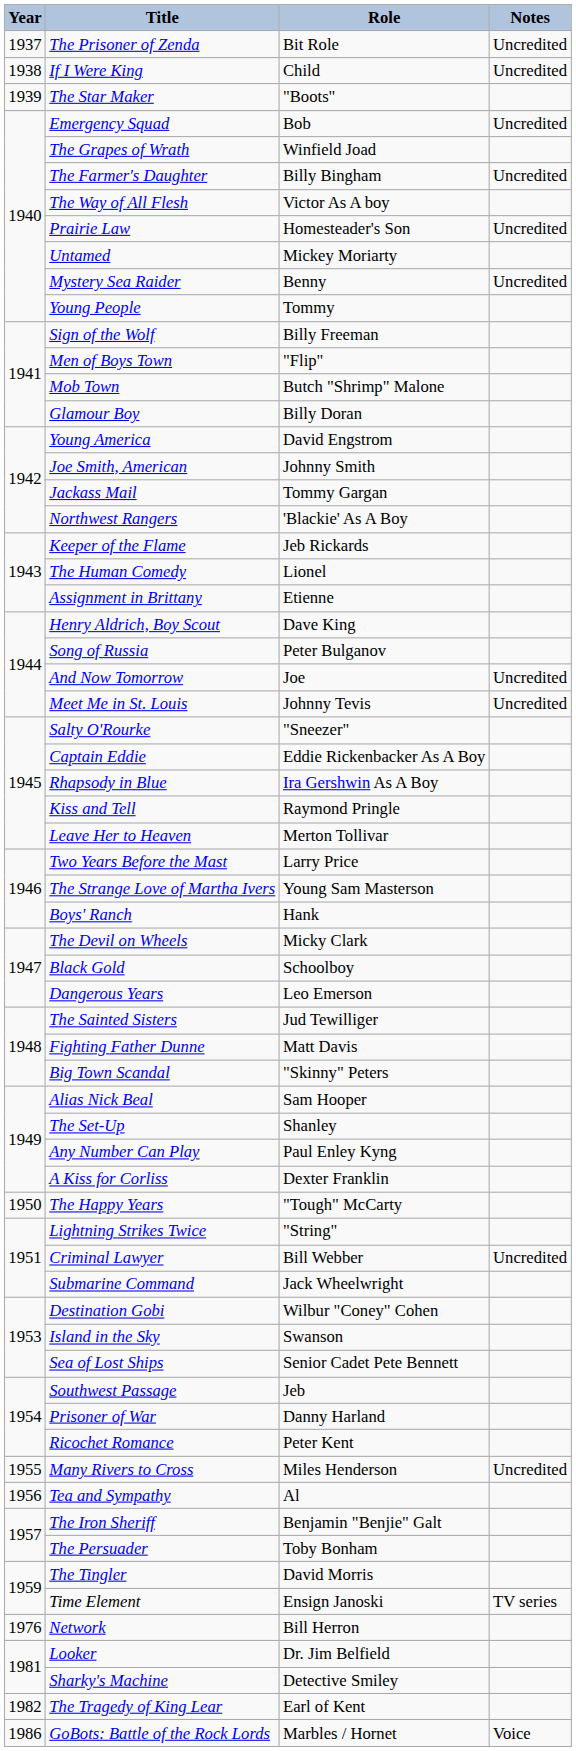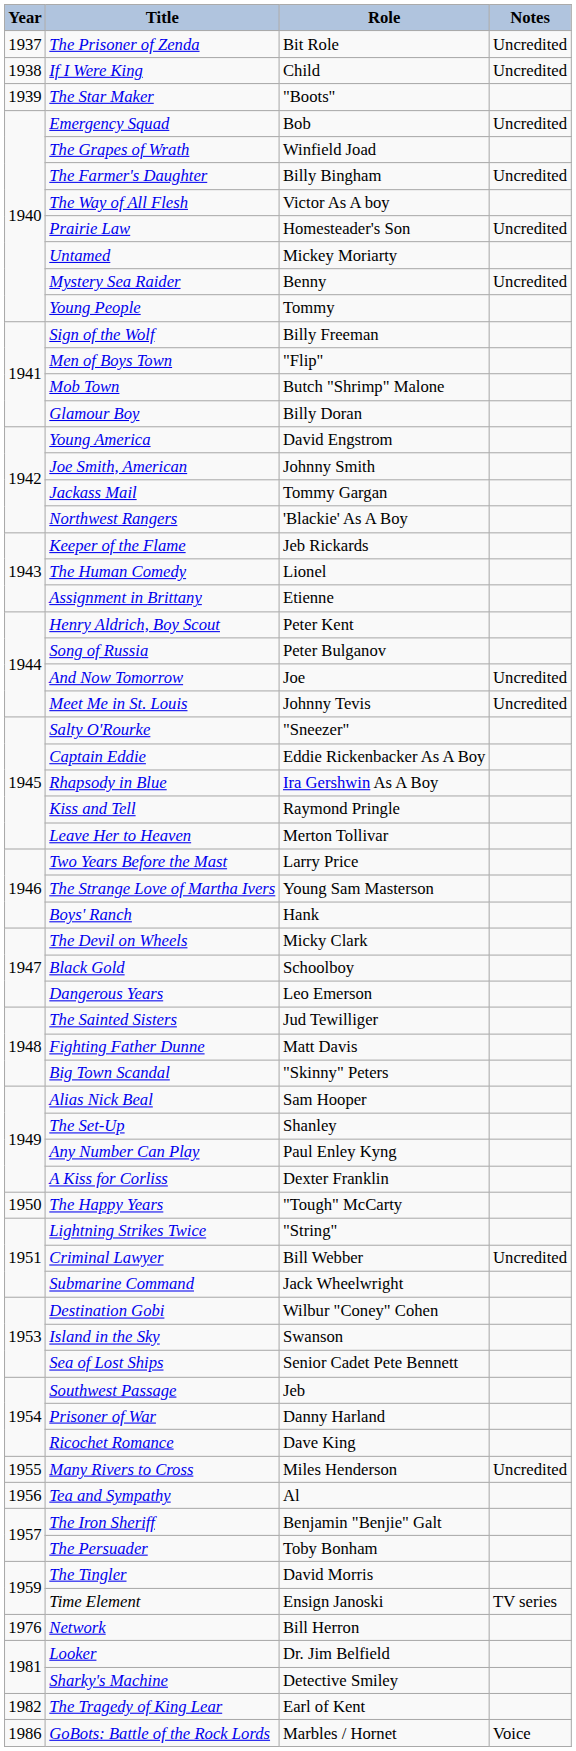(319, 624) Dave King -> (318, 624) Peter Kent
(318, 1442) Peter Kent -> (319, 1442) Dave King
